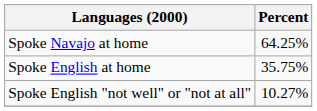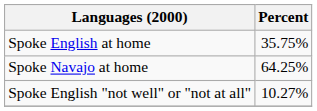rows swapped: (78, 43) <-> (79, 68)
